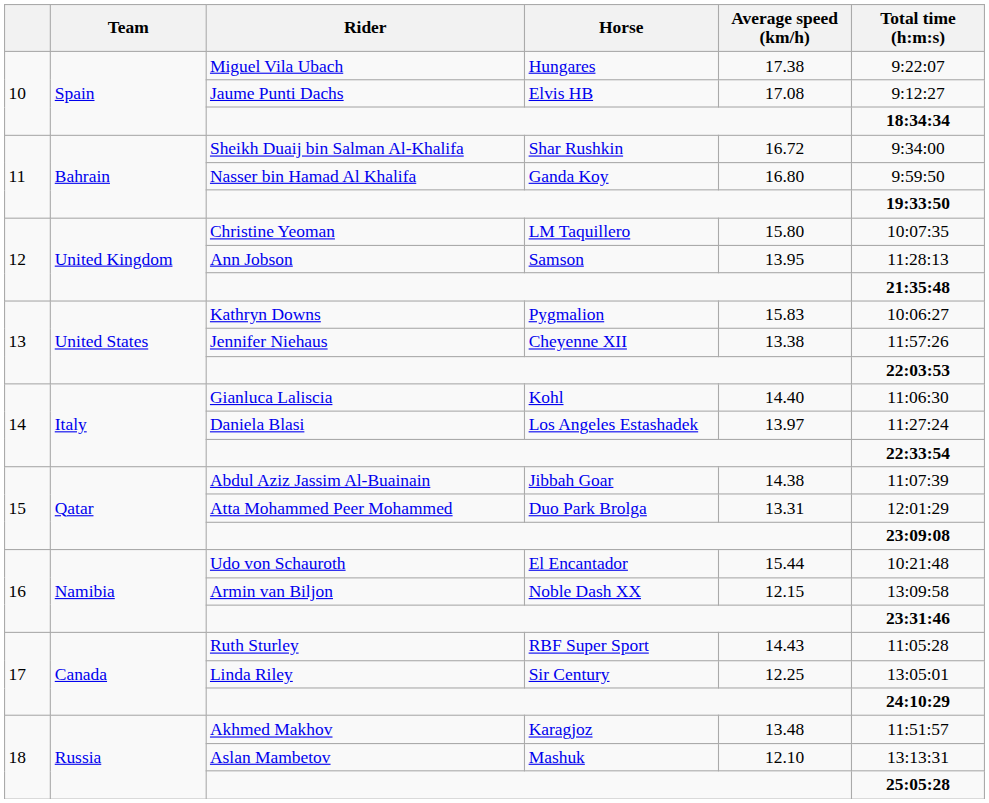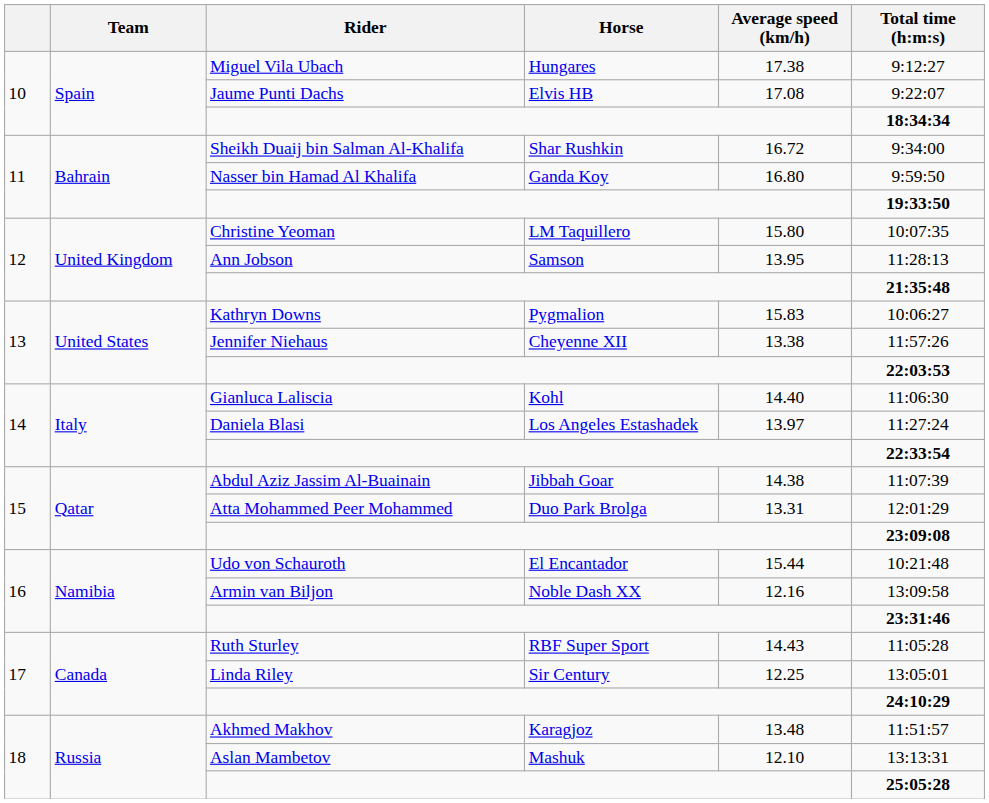(918, 65) 9:22:07 -> (918, 65) 9:12:27
(918, 93) 9:12:27 -> (918, 93) 9:22:07
(785, 591) 12.15 -> (785, 591) 12.16
